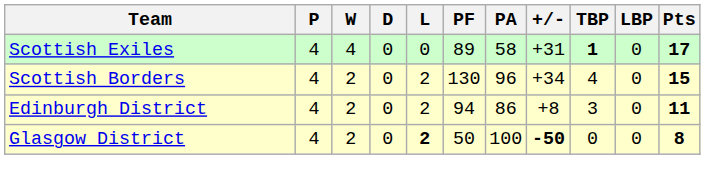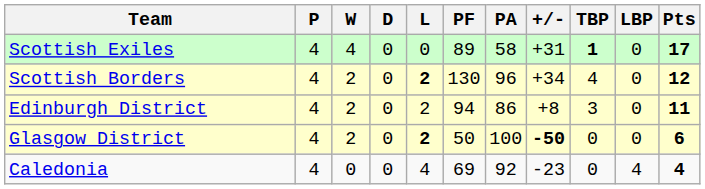(425, 79) normal -> (425, 79) bold
(679, 79) 15 -> (679, 79) 12
(679, 139) 8 -> (679, 139) 6
+ row: (59, 169)
